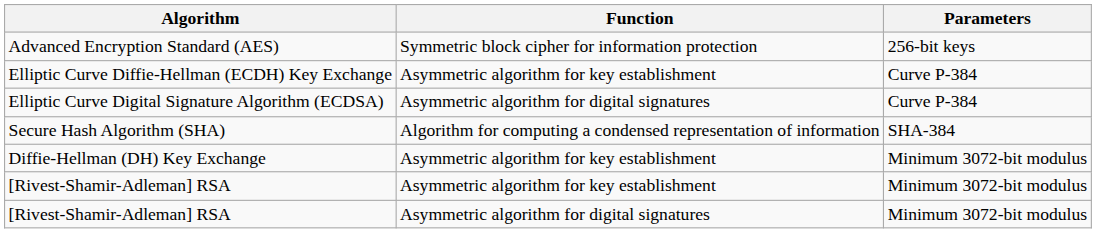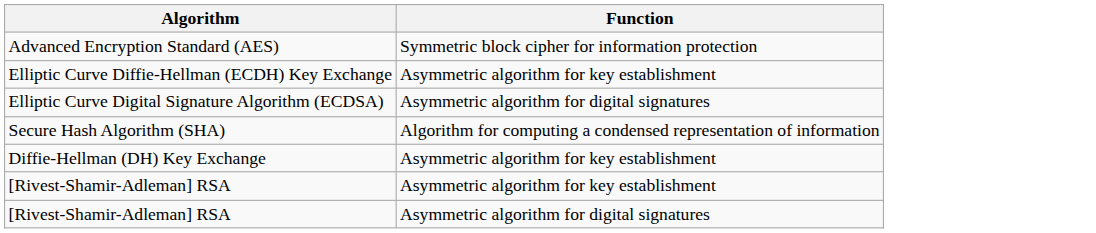- column: (987, 18)
